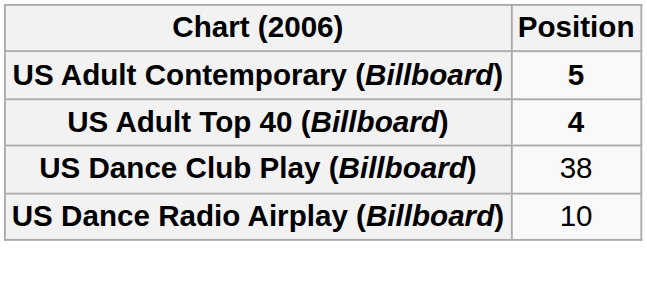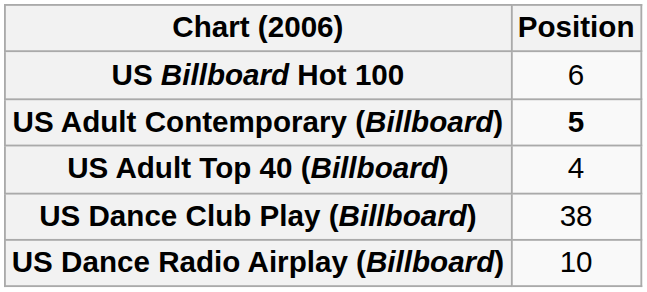+ row: (258, 74)
(576, 121) bold -> (576, 168) normal
